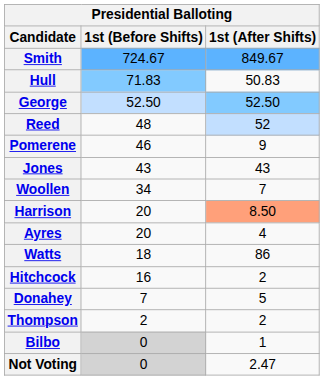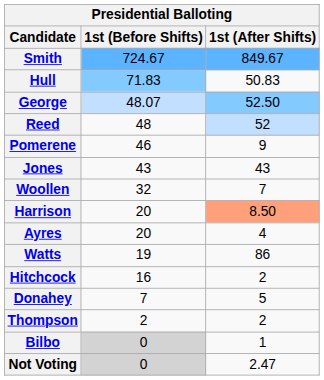(144, 102) 52.50 -> (144, 102) 48.07
(144, 189) 34 -> (144, 189) 32
(144, 255) 18 -> (144, 255) 19
